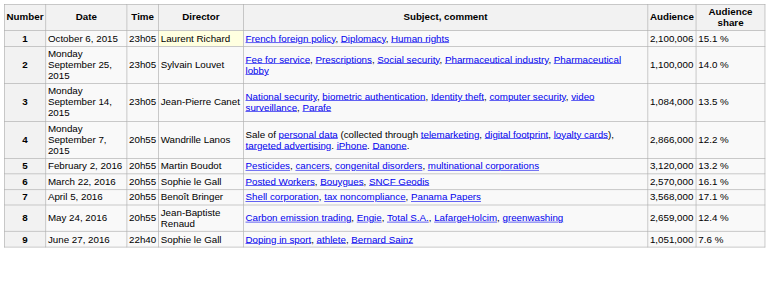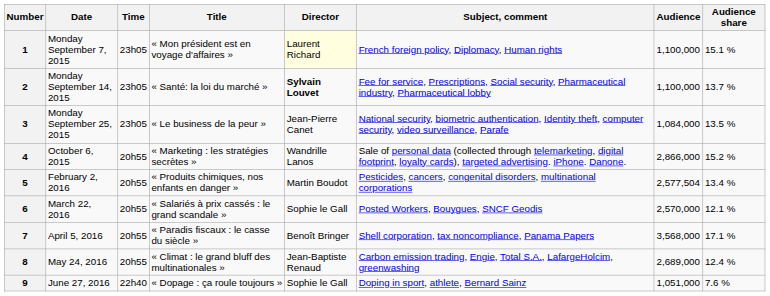+ column: (217, 17)
(83, 38) October 6, 2015 -> (77, 49) Monday September 7, 2015
(672, 38) 2,100,006 -> (678, 49) 1,100,000
(80, 65) Monday September 25, 2015 -> (80, 87) Monday September 14, 2015
(192, 65) normal -> (304, 87) bold
(714, 65) 14.0 % -> (720, 87) 13.7 %
(80, 102) Monday September 14, 2015 -> (80, 124) Monday September 25, 2015
(77, 140) Monday September 7, 2015 -> (71, 156) October 6, 2015
(714, 140) 12.2 % -> (720, 156) 15.2 %
(672, 166) 3,120,000 -> (678, 182) 2,577,504
(714, 166) 13.2 % -> (720, 182) 13.4 %
(714, 181) 16.1 % -> (720, 209) 12.1 %
(672, 218) 2,659,000 -> (678, 262) 2,689,000
